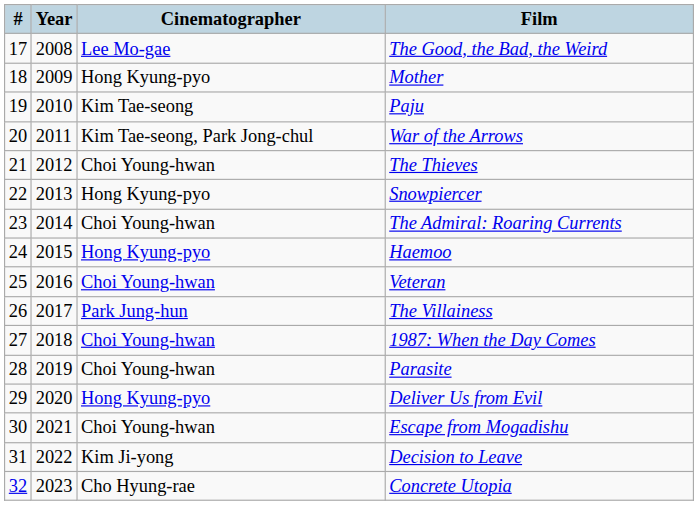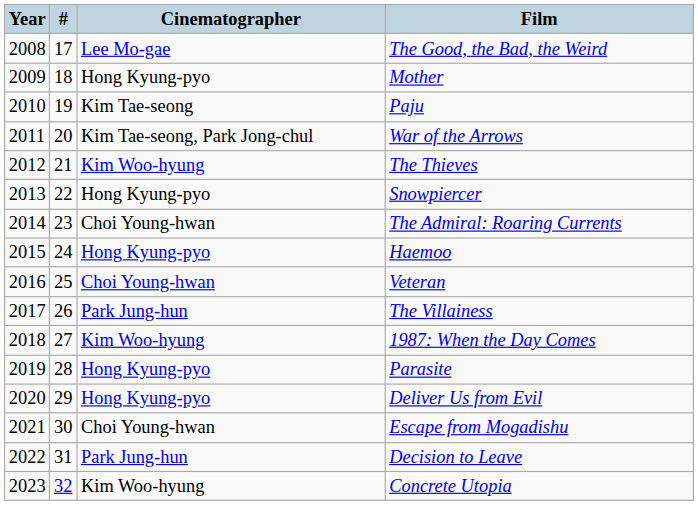columns swapped: (18, 19) <-> (54, 19)
(148, 164) Choi Young-hwan -> (143, 164) Kim Woo-hyung
(148, 340) Choi Young-hwan -> (143, 340) Kim Woo-hyung
(148, 369) Choi Young-hwan -> (146, 369) Hong Kyung-pyo
(127, 456) Kim Ji-yong -> (134, 456) Park Jung-hun
(138, 485) Cho Hyung-rae -> (143, 485) Kim Woo-hyung
